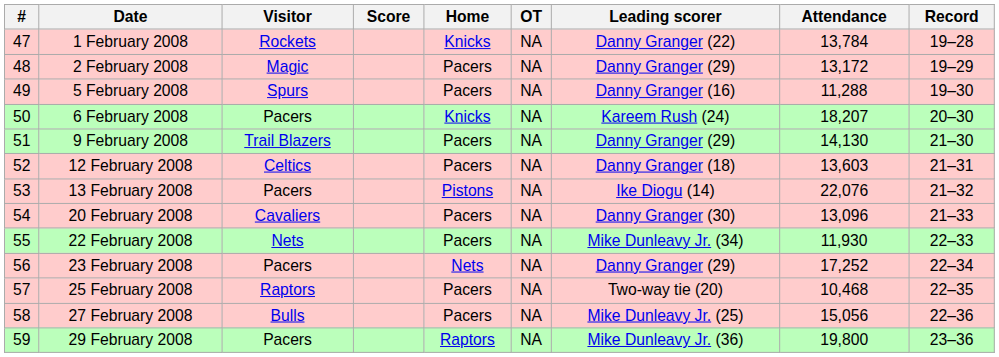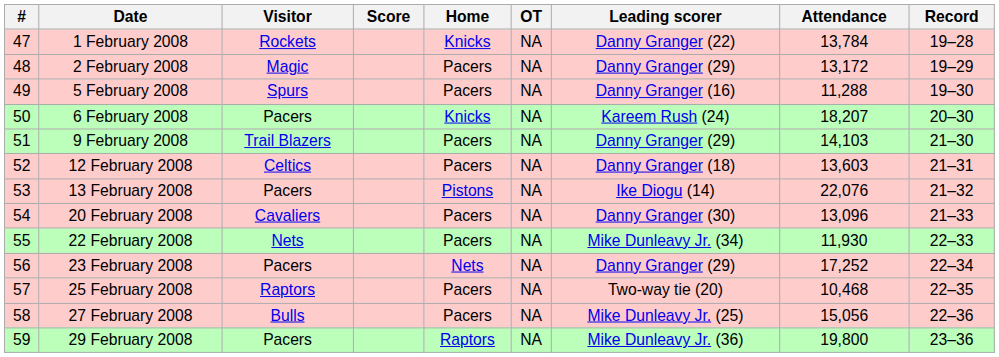(844, 141) 14,130 -> (844, 141) 14,103
